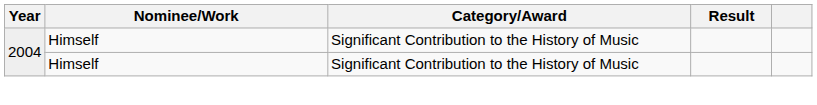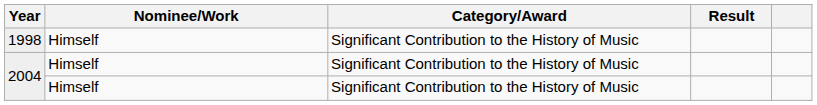+ row: (25, 40)
